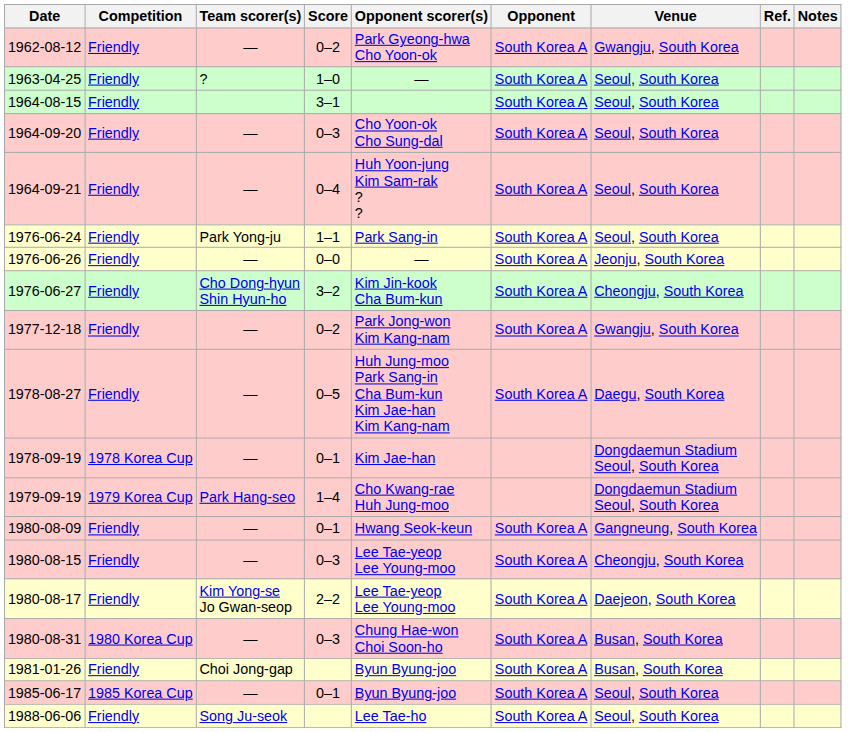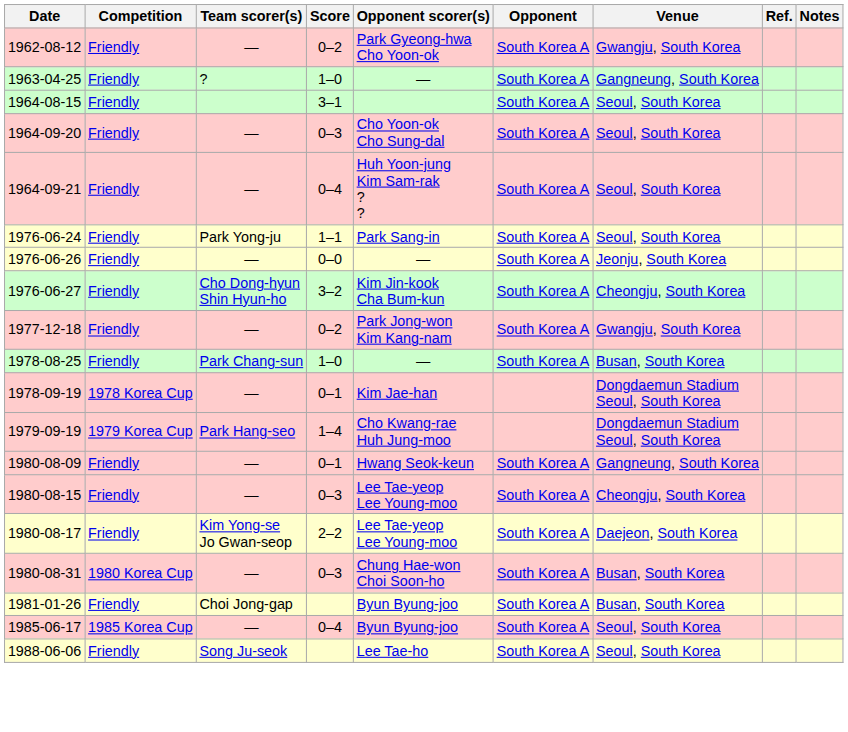(656, 79) Seoul, South Korea -> (677, 79) Gangneung, South Korea
+ row: (45, 361)
- row: (45, 394)
(328, 693) 0–1 -> (330, 627) 0–4
